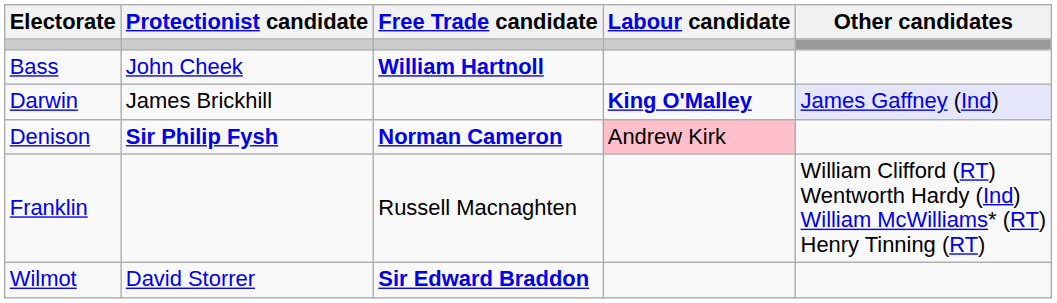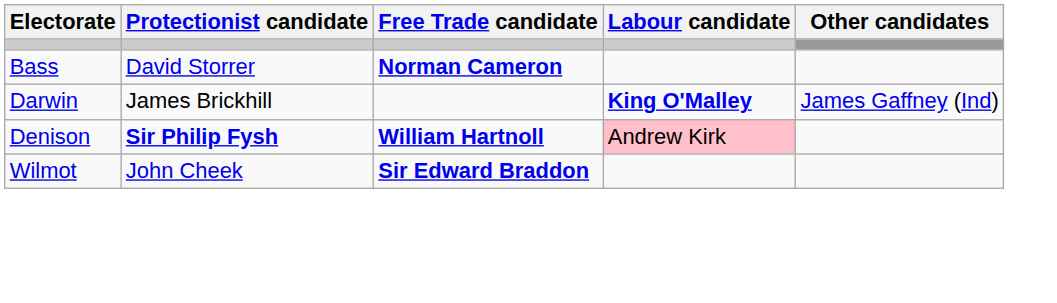(184, 66) John Cheek -> (190, 66) David Storrer
(461, 66) William Hartnoll -> (470, 66) Norman Cameron
(900, 101) lavender background -> (900, 101) no background
(470, 136) Norman Cameron -> (461, 136) William Hartnoll
- row: (49, 208)
(190, 279) David Storrer -> (184, 171) John Cheek
